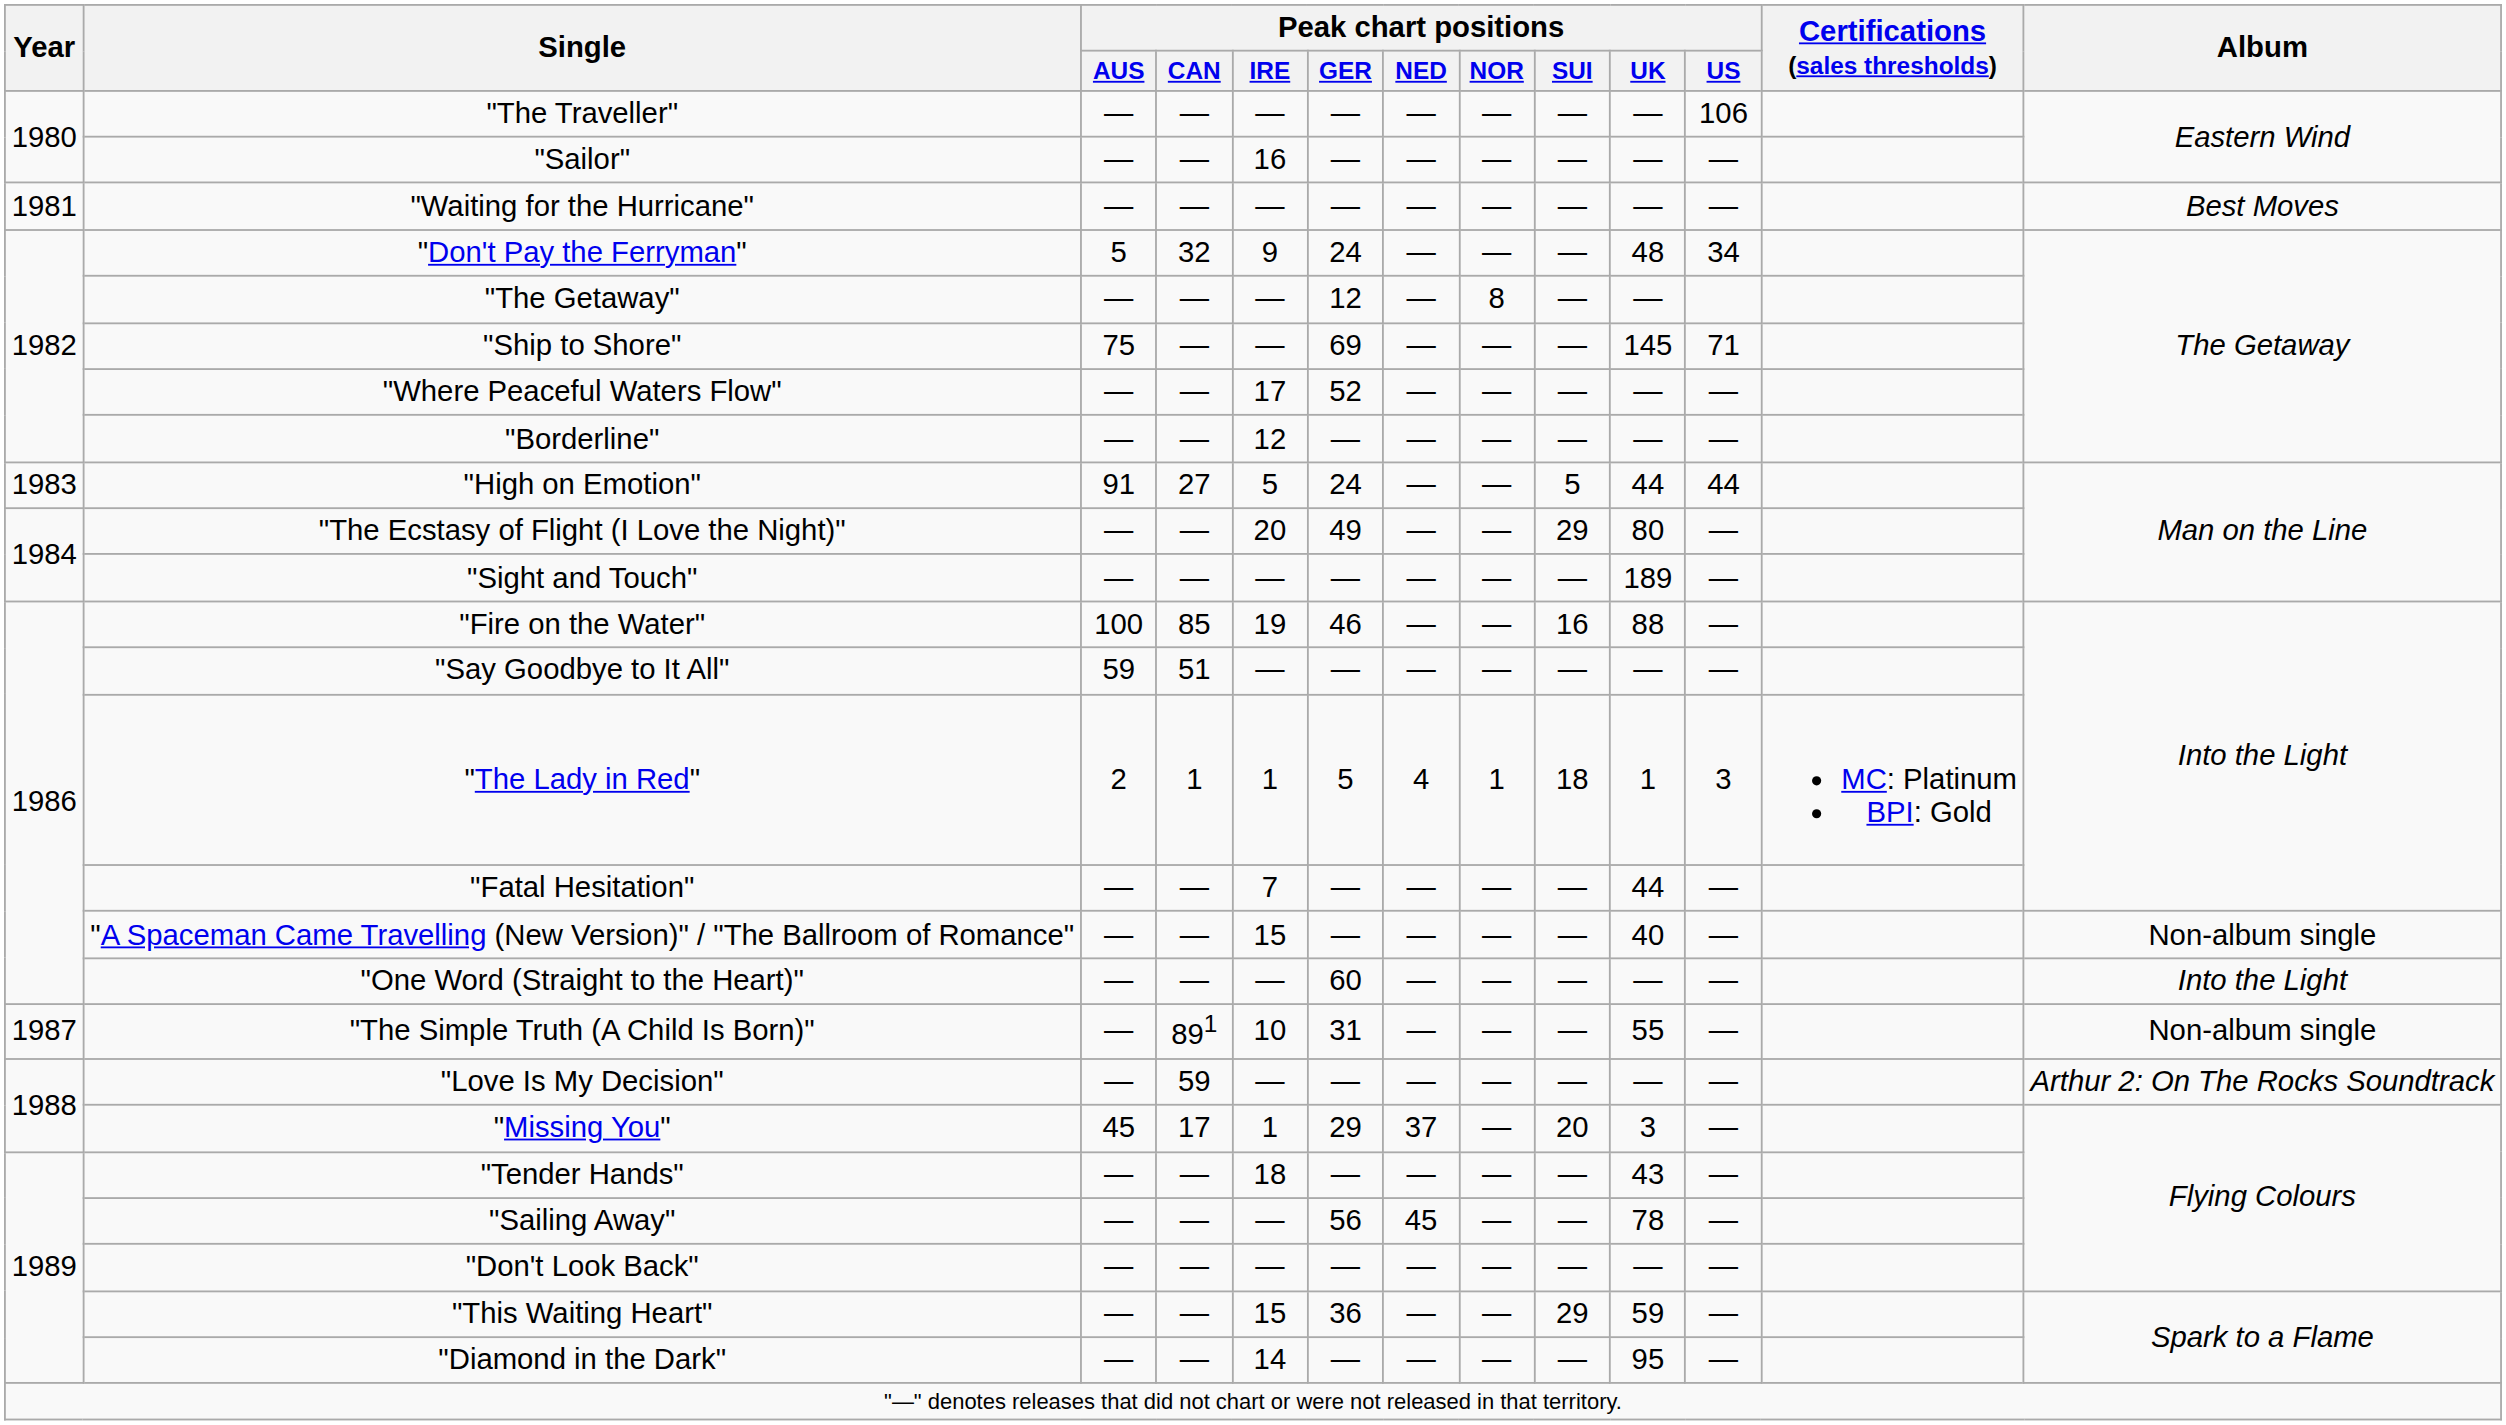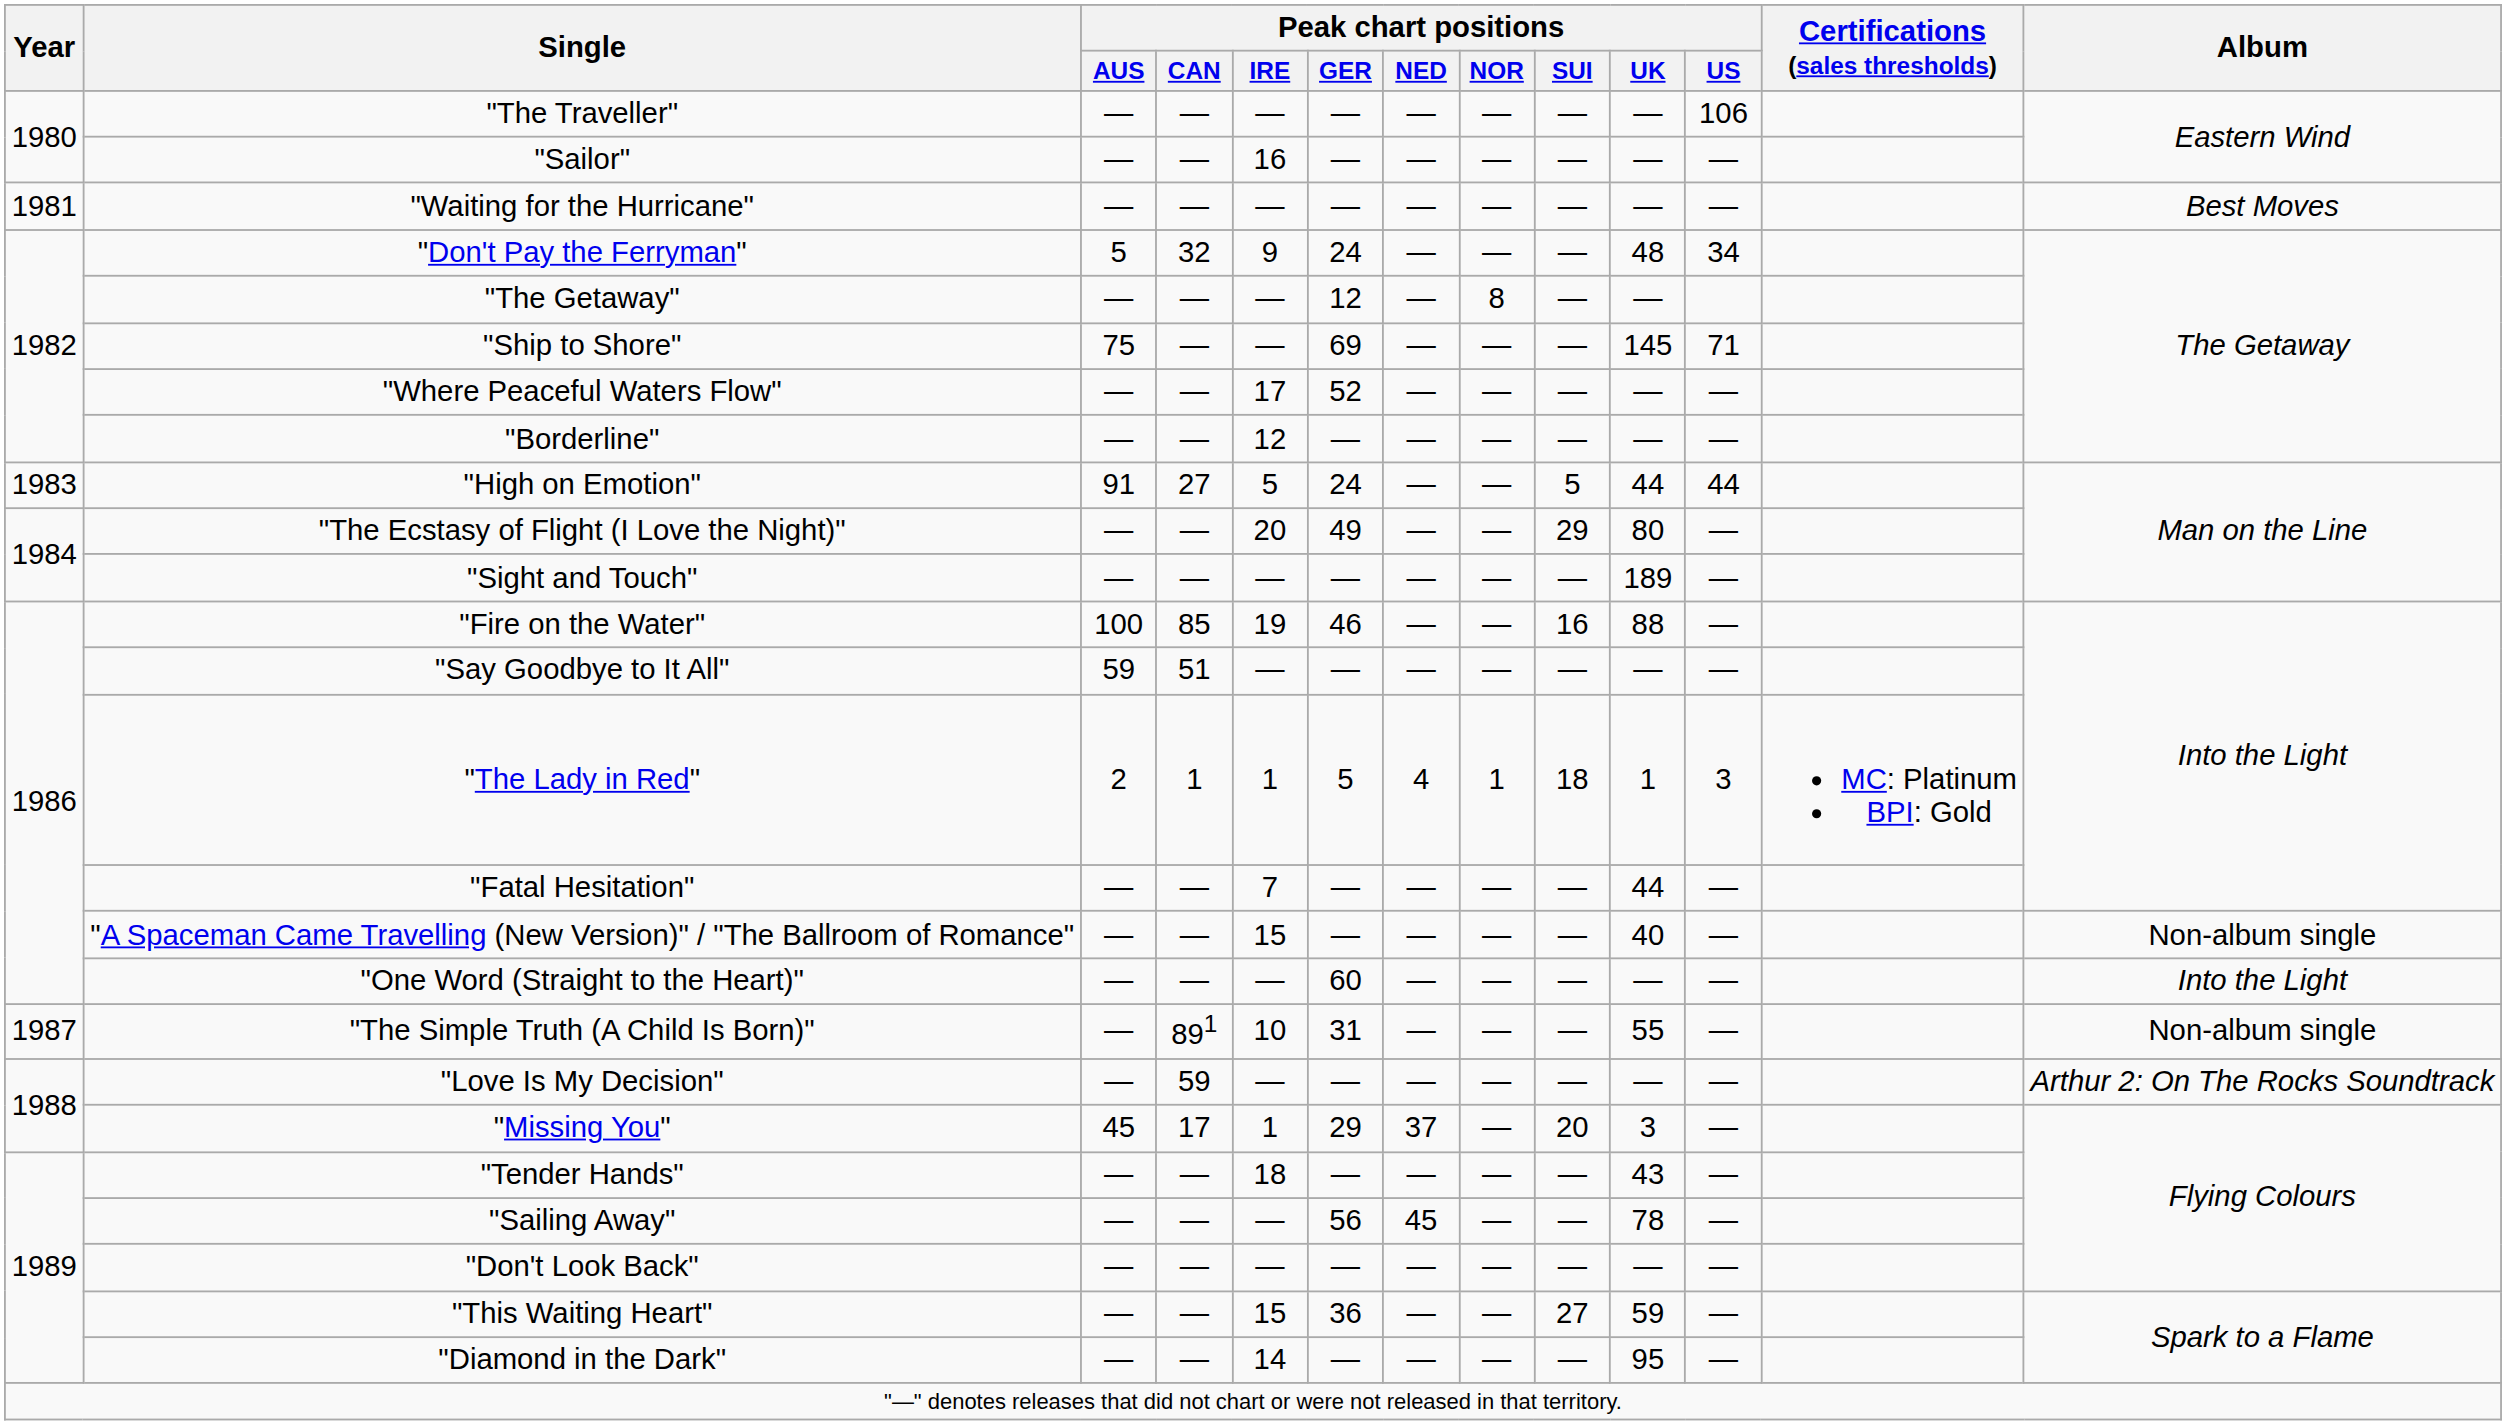(1572, 1313) 29 -> (1572, 1313) 27
